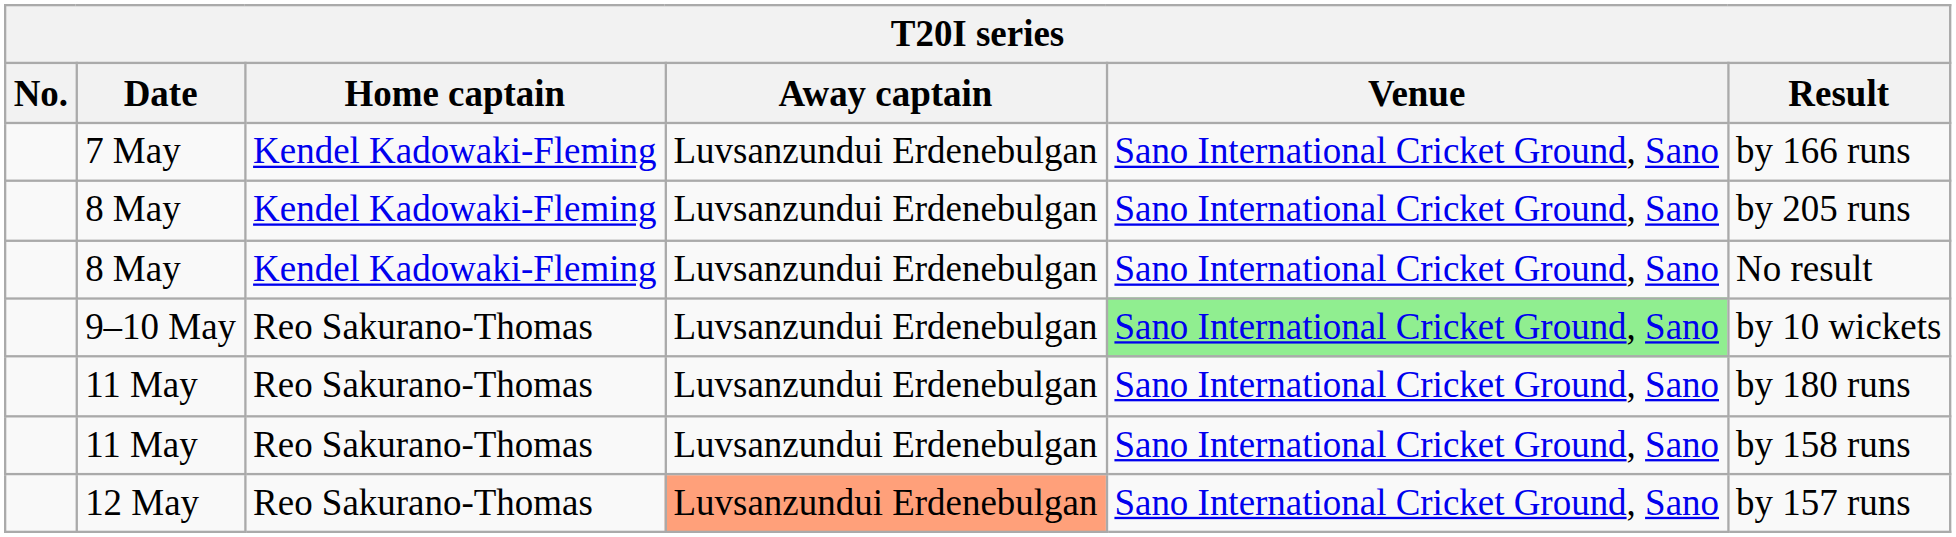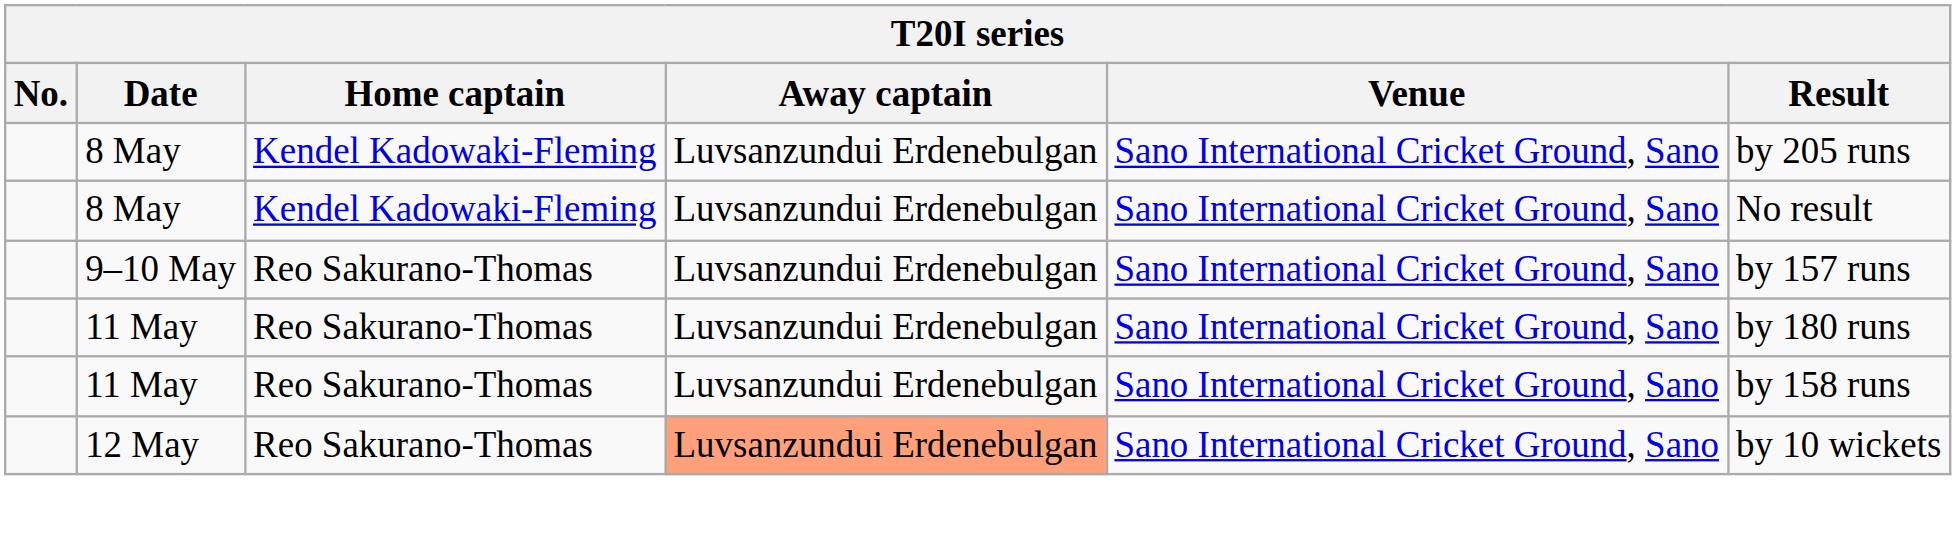- row: (133, 151)
(1417, 326) lightgreen background -> (1417, 268) no background
(1839, 326) by 10 wickets -> (1823, 268) by 157 runs
(1823, 502) by 157 runs -> (1839, 444) by 10 wickets
